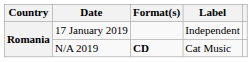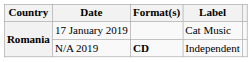(213, 30) Independent -> (208, 30) Cat Music
(208, 48) Cat Music -> (213, 48) Independent
